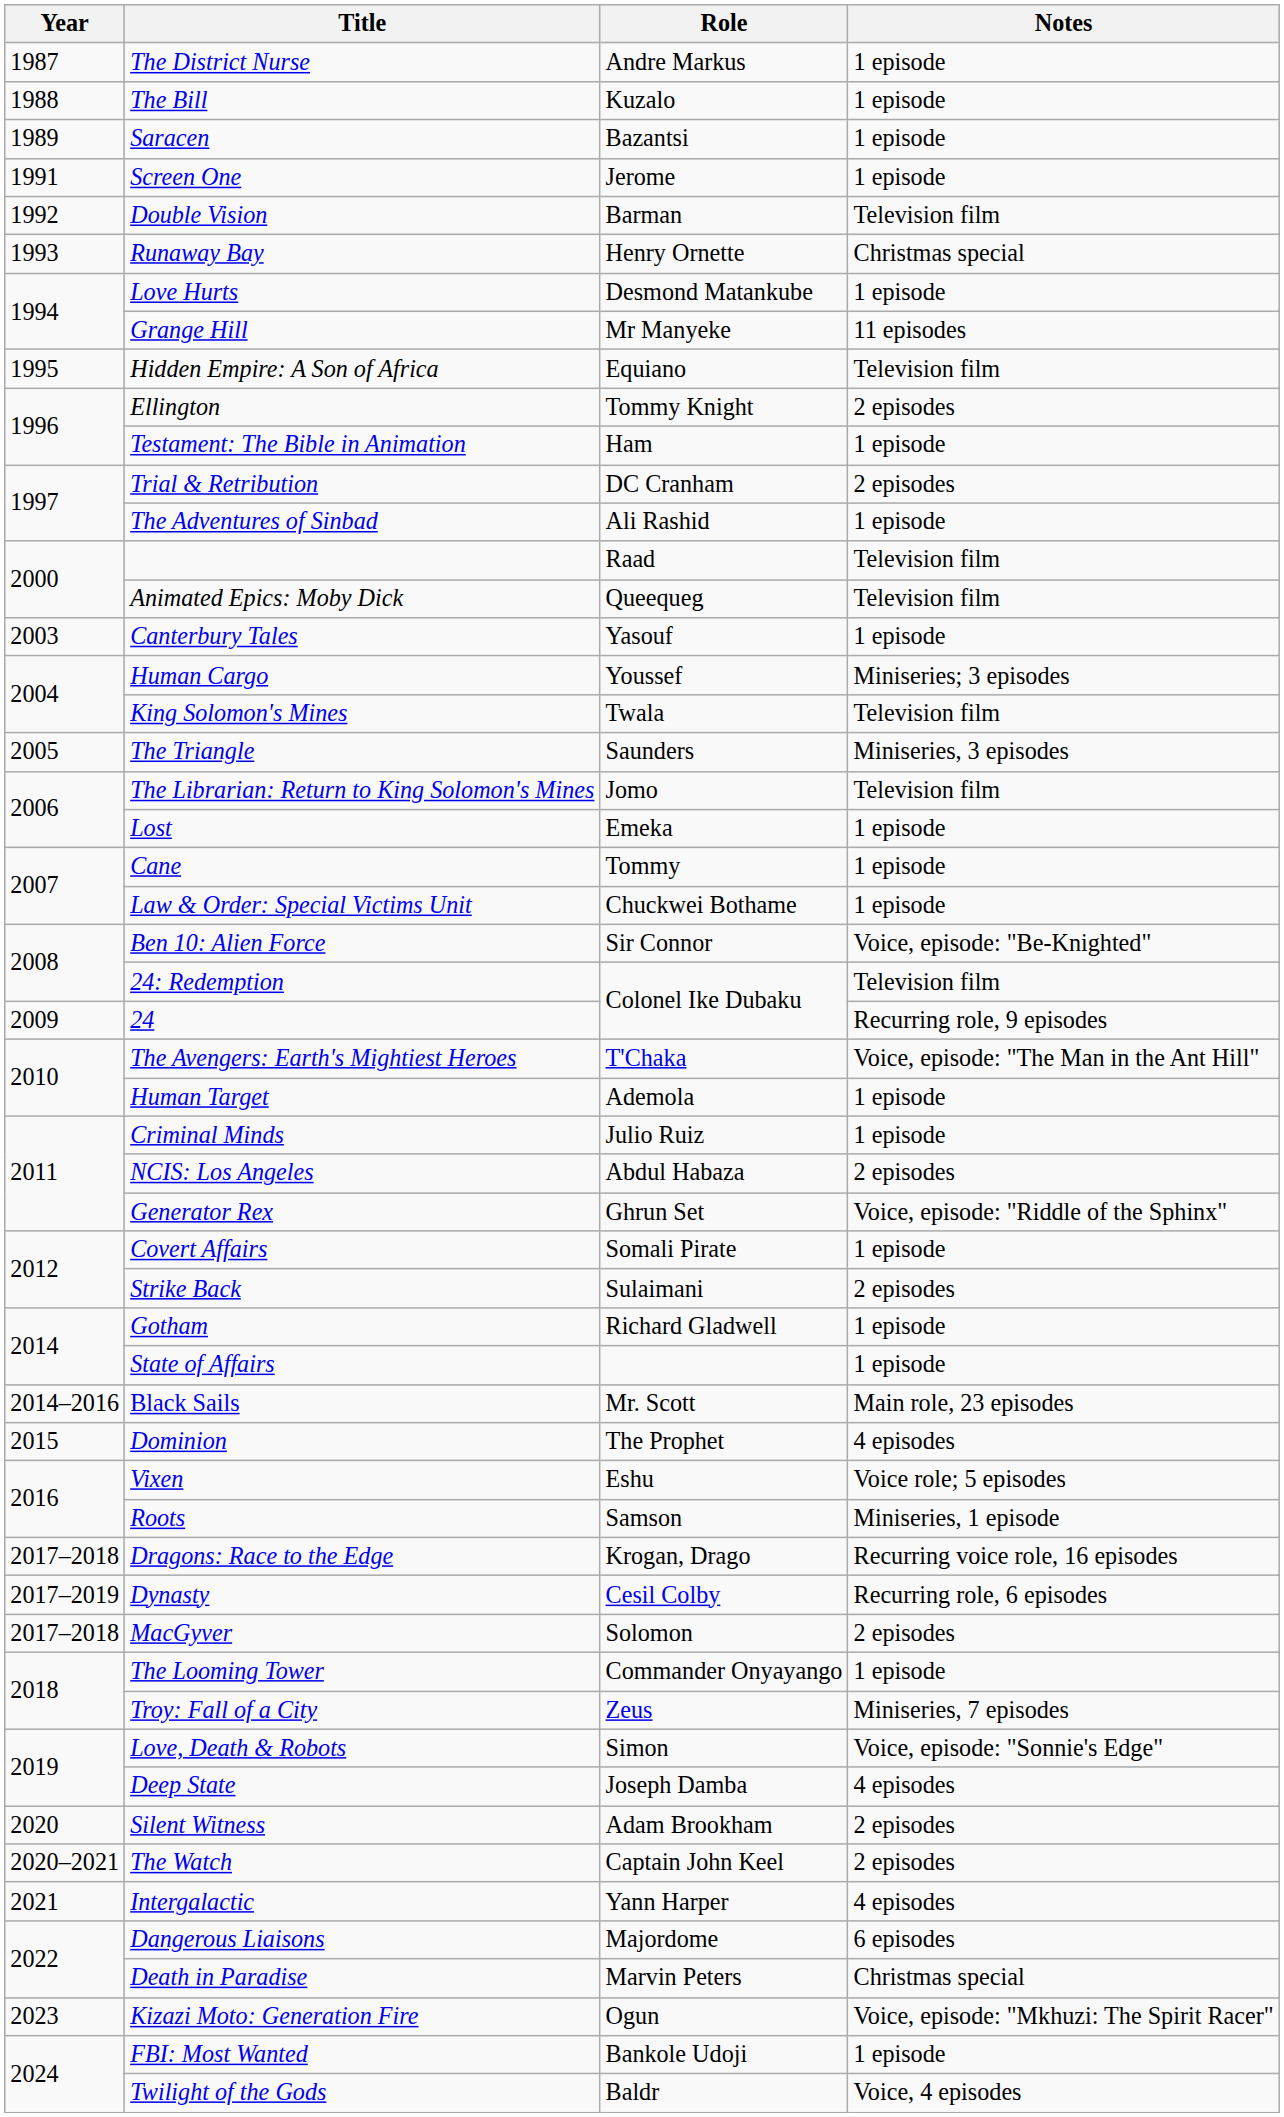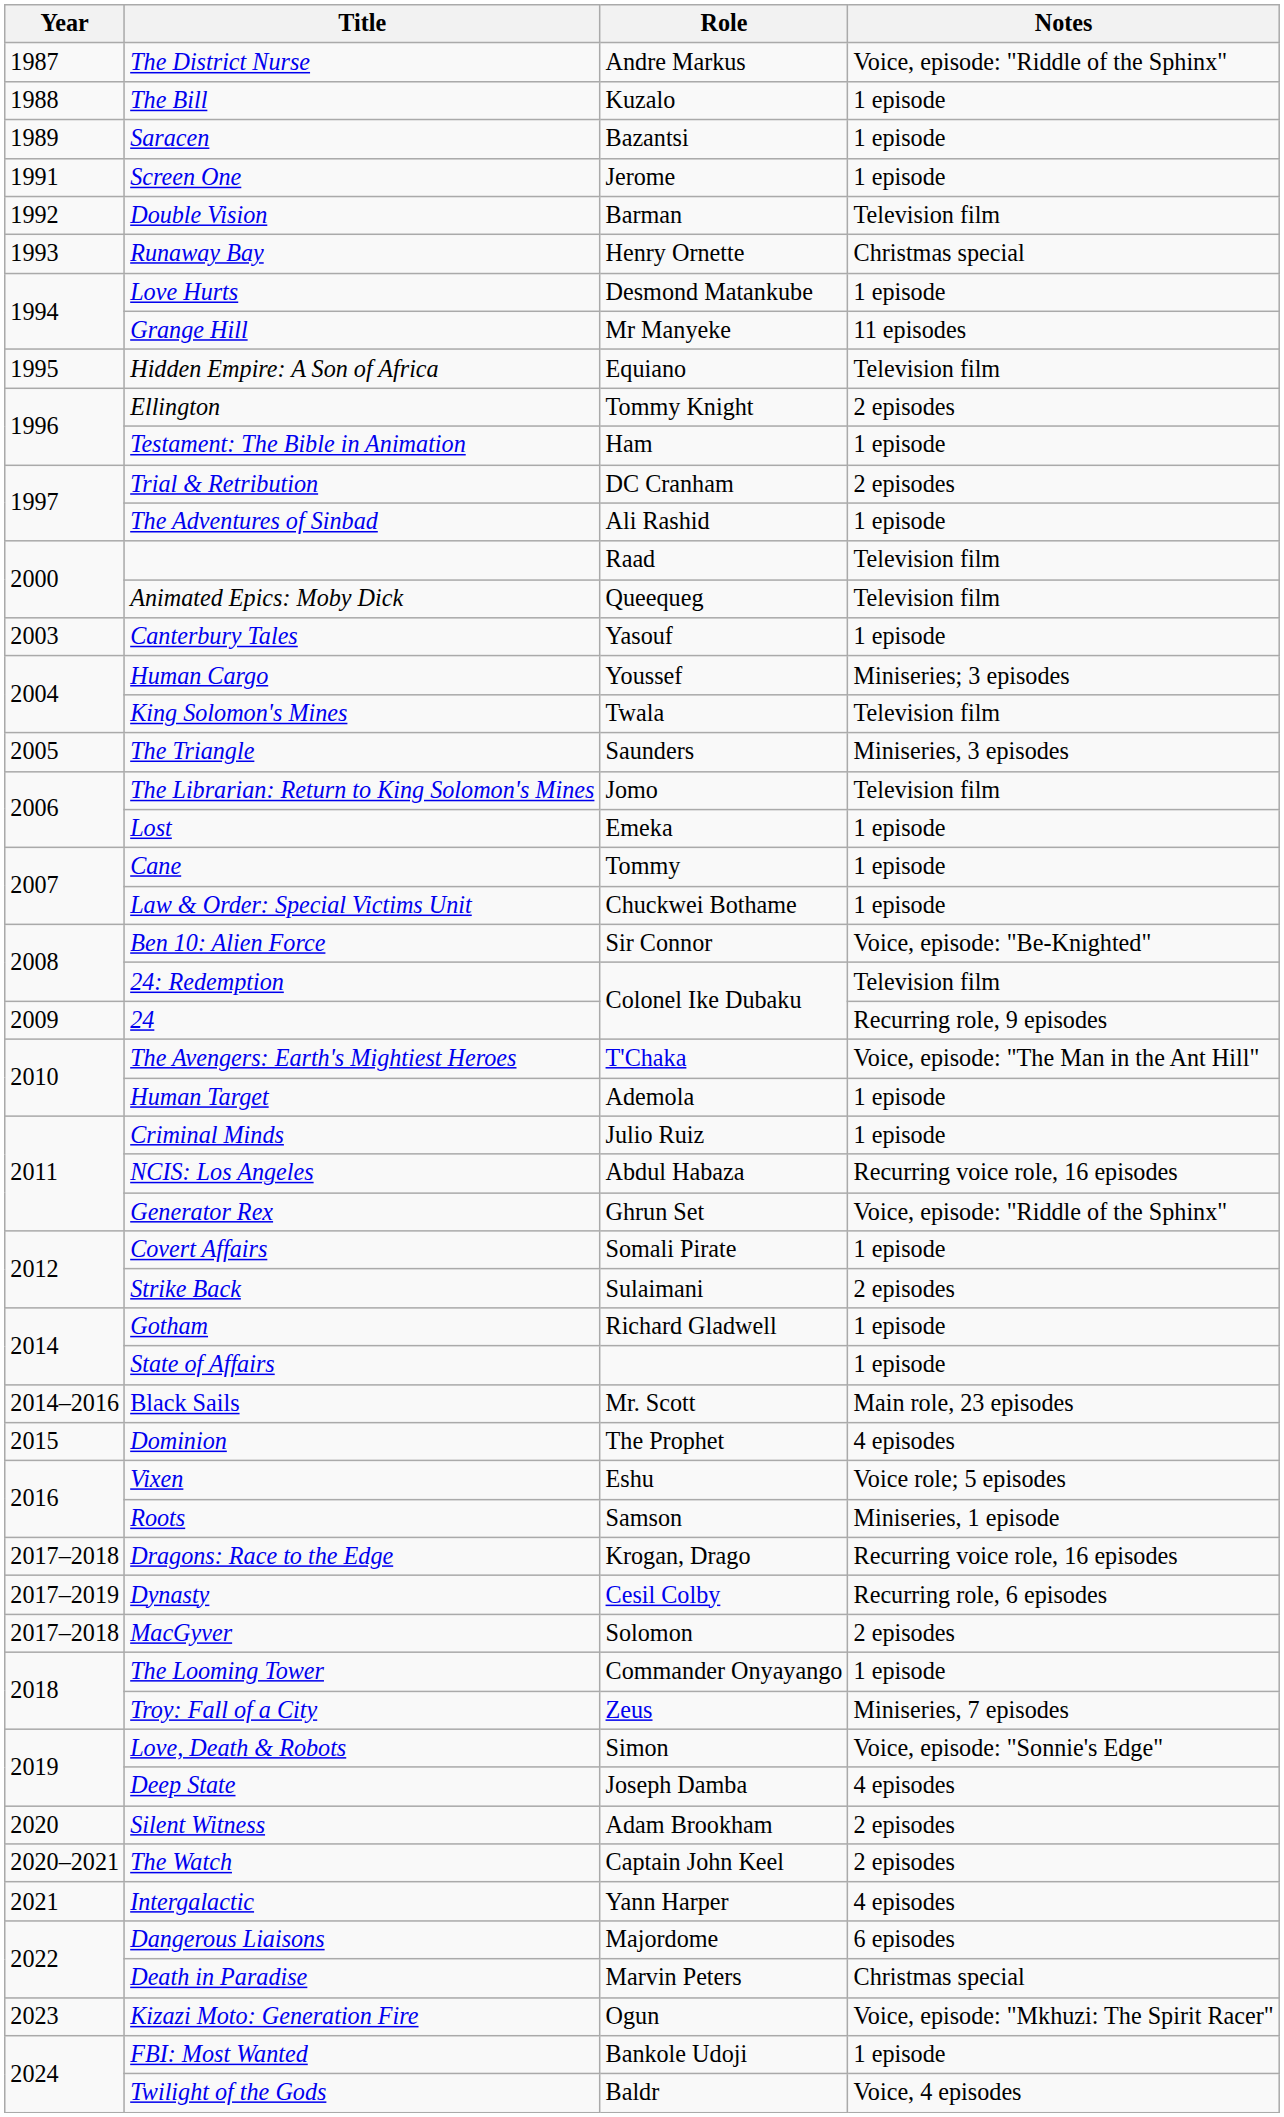(900, 61) 1 episode -> (1040, 61) Voice, episode: "Riddle of the Sphinx"
(904, 1173) 2 episodes -> (1016, 1173) Recurring voice role, 16 episodes
